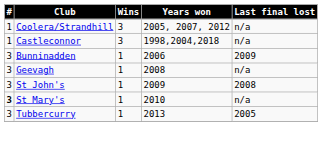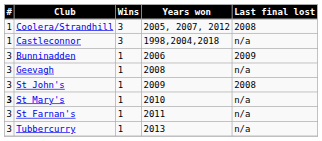(242, 26) n/a -> (245, 26) 2008
+ row: (46, 114)
(245, 114) 2005 -> (242, 129) n/a
